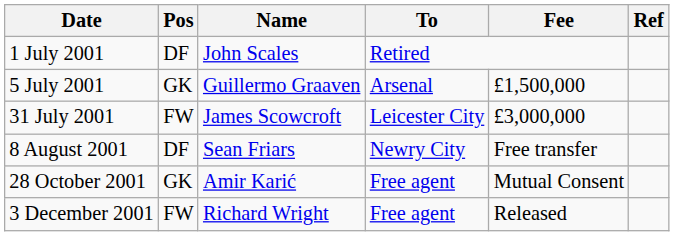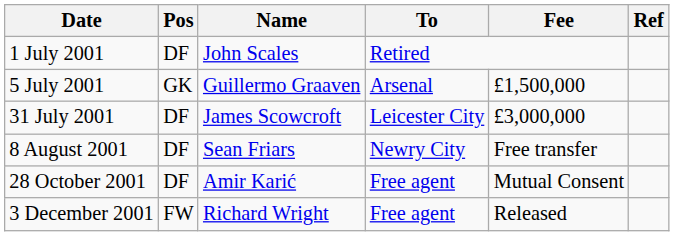(178, 117) FW -> (176, 117) DF
(178, 181) GK -> (176, 181) DF
